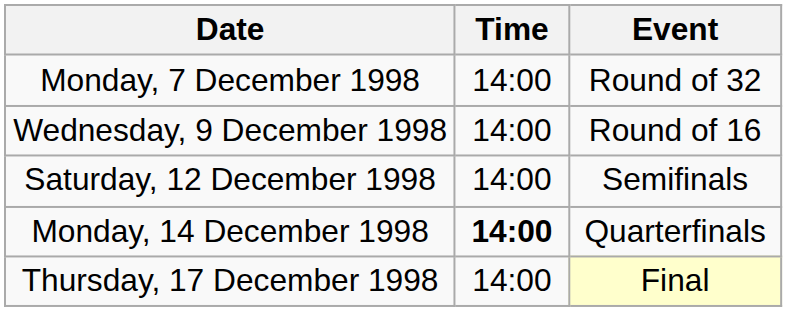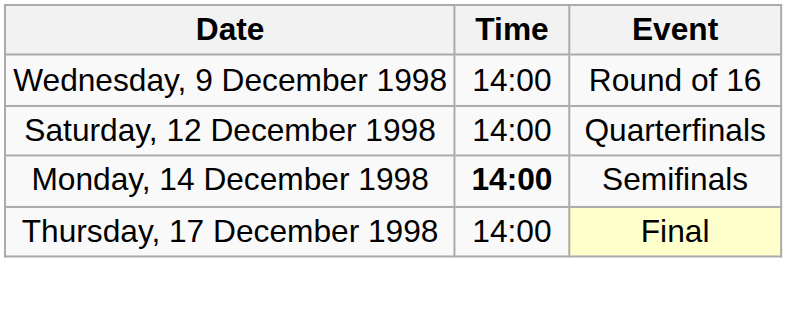- row: (230, 79)
(675, 180) Semifinals -> (675, 130) Quarterfinals
(675, 230) Quarterfinals -> (675, 180) Semifinals
